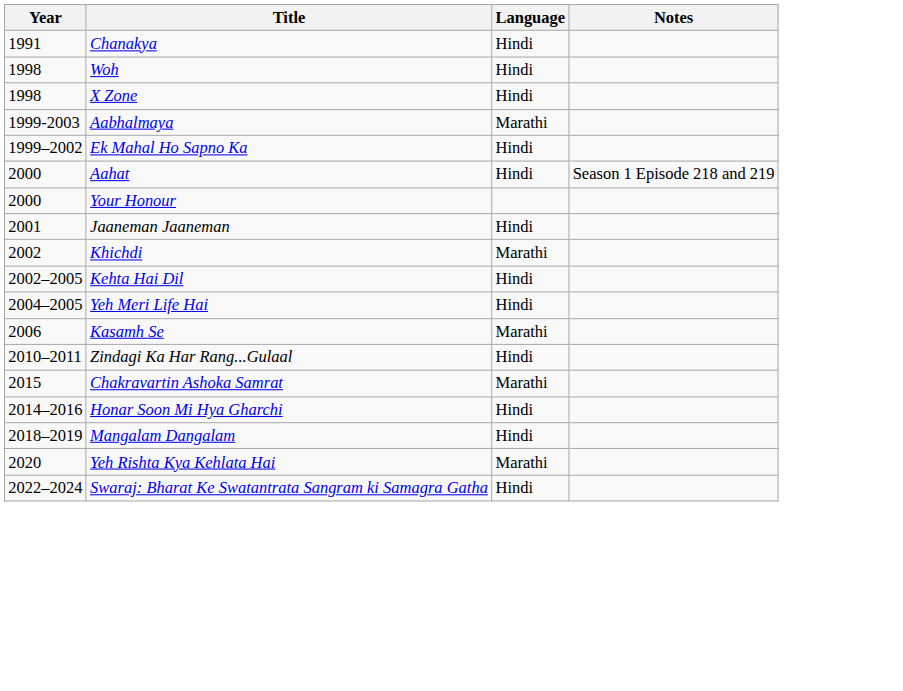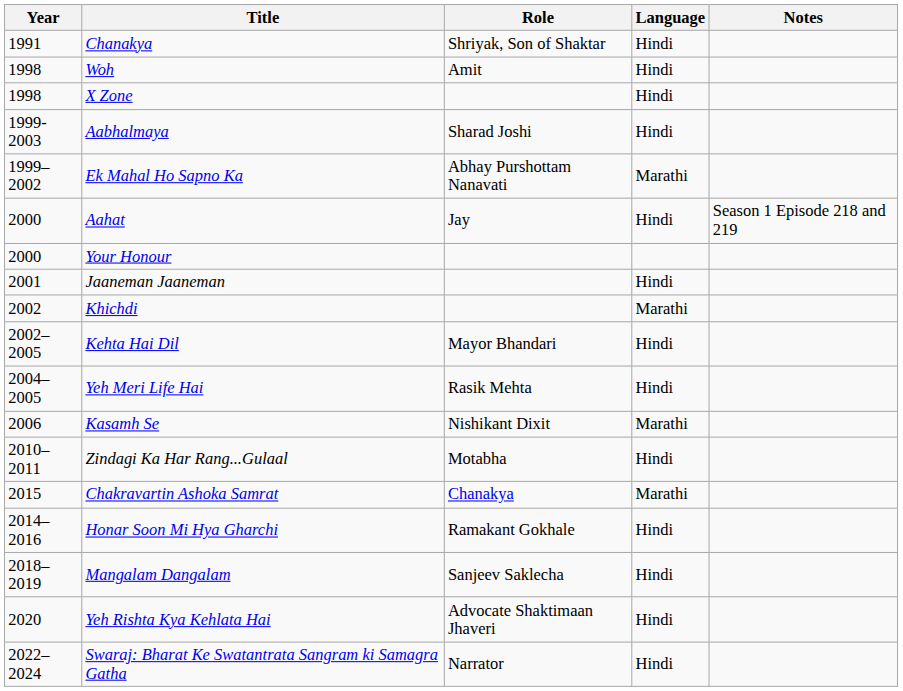+ column: (538, 17)
(522, 122) Marathi -> (654, 131) Hindi
(514, 148) Hindi -> (662, 176) Marathi
(522, 461) Marathi -> (654, 619) Hindi
